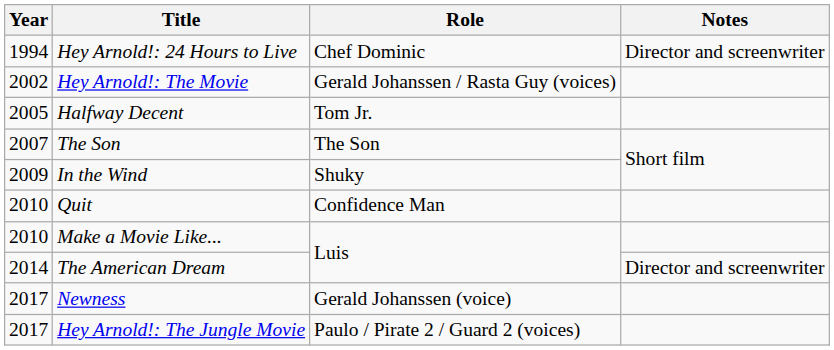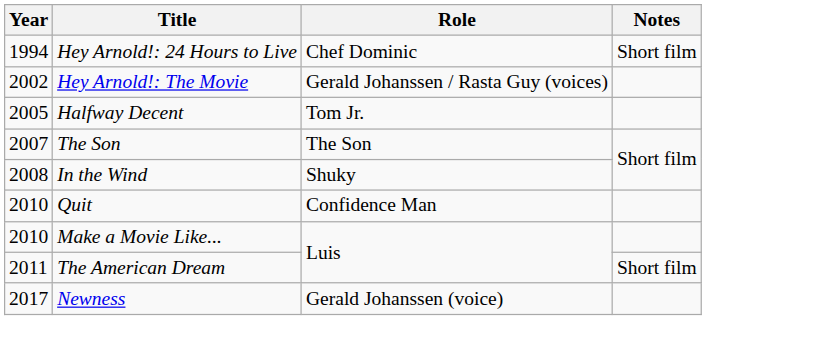(725, 50) Director and screenwriter -> (657, 50) Short film
(29, 174) 2009 -> (29, 174) 2008
(29, 267) 2014 -> (28, 267) 2011
(725, 267) Director and screenwriter -> (657, 267) Short film
- row: (181, 329)
